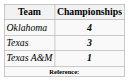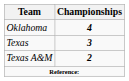(89, 58) 1 -> (89, 58) 2
